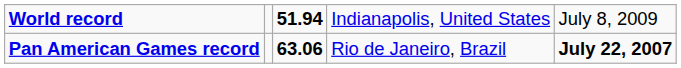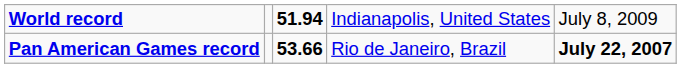(300, 48) 63.06 -> (300, 48) 53.66
